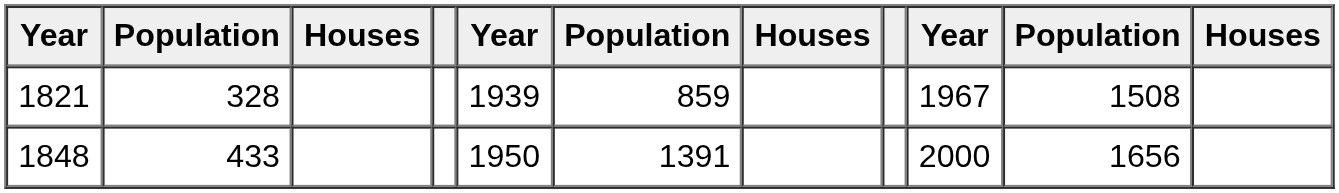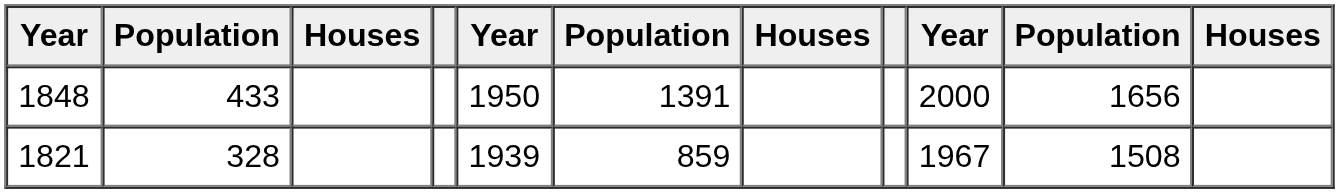rows swapped: (54, 95) <-> (54, 156)
